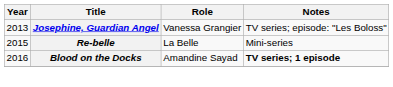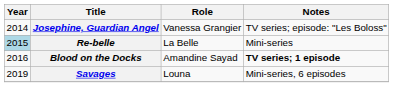(17, 27) 2013 -> (17, 27) 2014
(17, 43) no background -> (17, 43) lightblue background
+ row: (96, 74)
